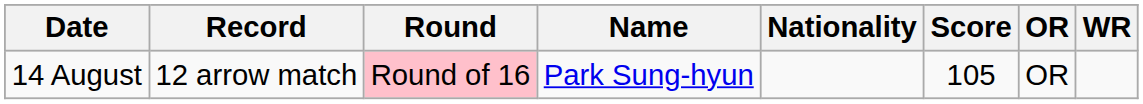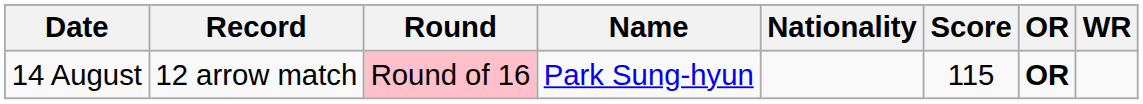(971, 74) 105 -> (971, 74) 115
(1047, 74) normal -> (1047, 74) bold
